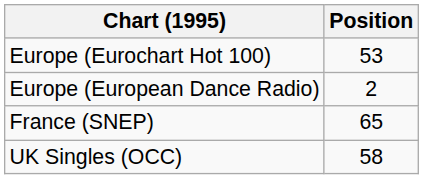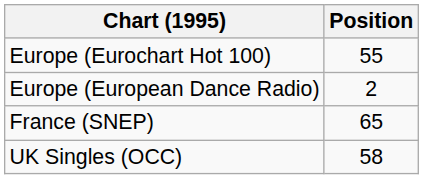(371, 55) 53 -> (371, 55) 55
